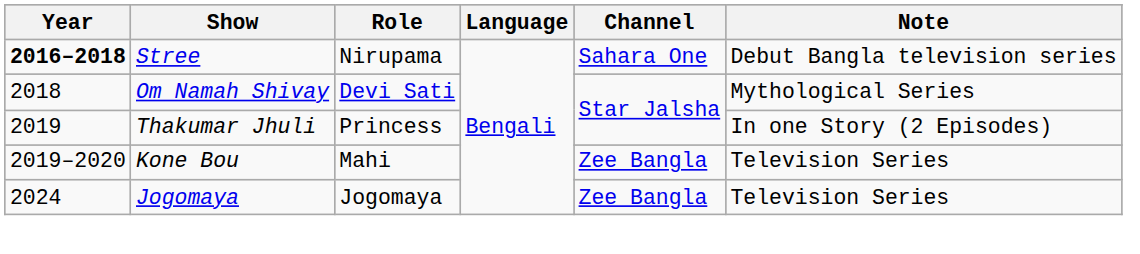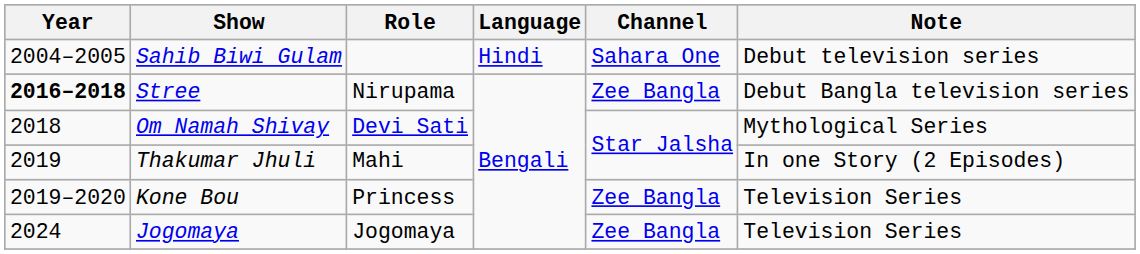+ row: (239, 57)
(643, 57) Sahara One -> (656, 92) Zee Bangla
(391, 127) Princess -> (378, 162) Mahi
(365, 162) Mahi -> (404, 197) Princess
